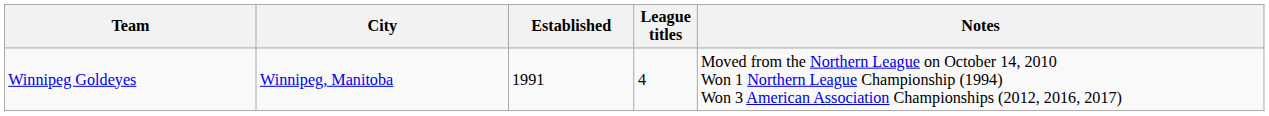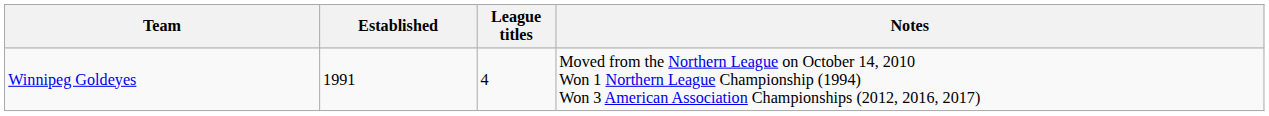- column: (382, 26)
